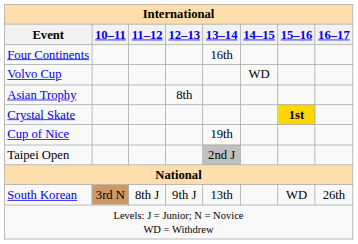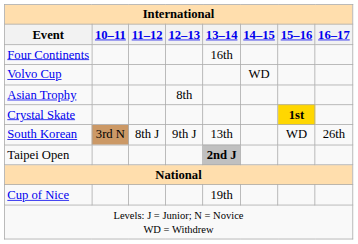rows swapped: (38, 134) <-> (42, 194)
(222, 154) normal -> (222, 154) bold
